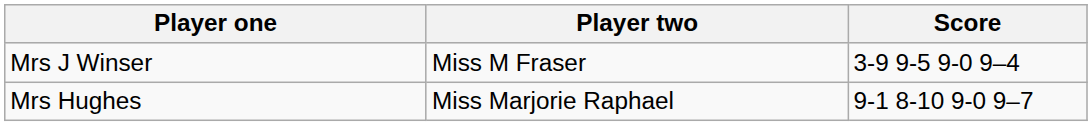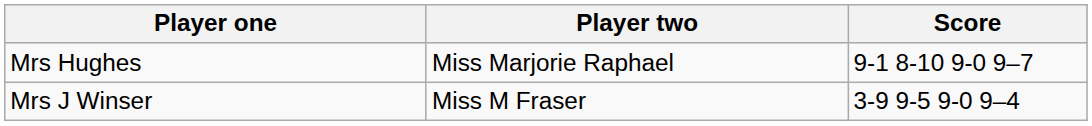rows swapped: (81, 62) <-> (76, 100)
